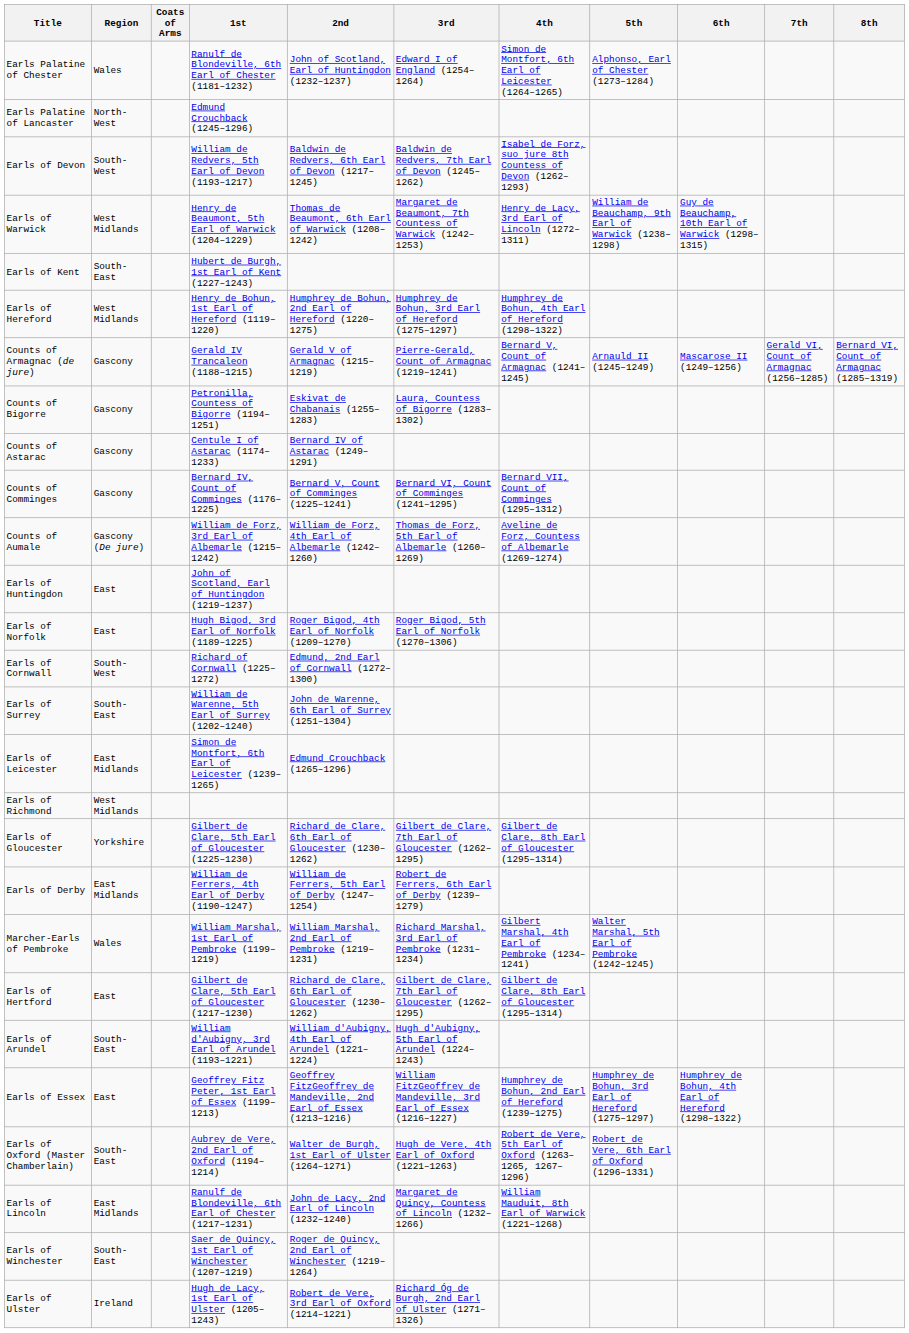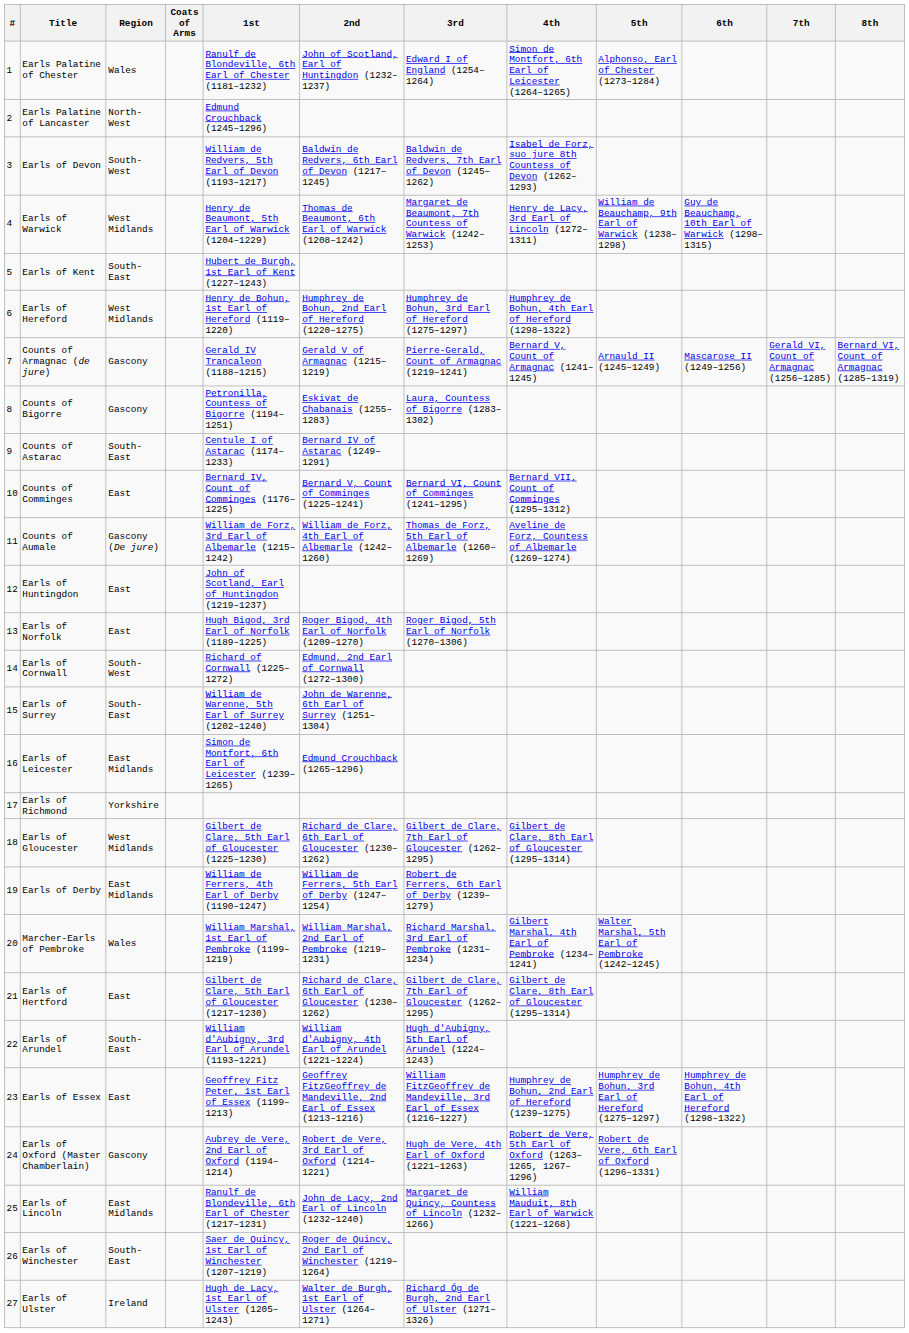+ column: (12, 23)
(113, 452) Gascony -> (125, 452) South-East
(113, 494) Gascony -> (120, 494) East
(116, 806) West Midlands -> (134, 806) Yorkshire
(119, 843) Yorkshire -> (131, 843) West Midlands
(110, 1156) South-East -> (128, 1156) Gascony
(340, 1156) Walter de Burgh, 1st Earl of Ulster (1264–1271) -> (344, 1156) Robert de Vere, 3rd Earl of Oxford (1214–1221)
(340, 1304) Robert de Vere, 3rd Earl of Oxford (1214–1221) -> (347, 1304) Walter de Burgh, 1st Earl of Ulster (1264–1271)
